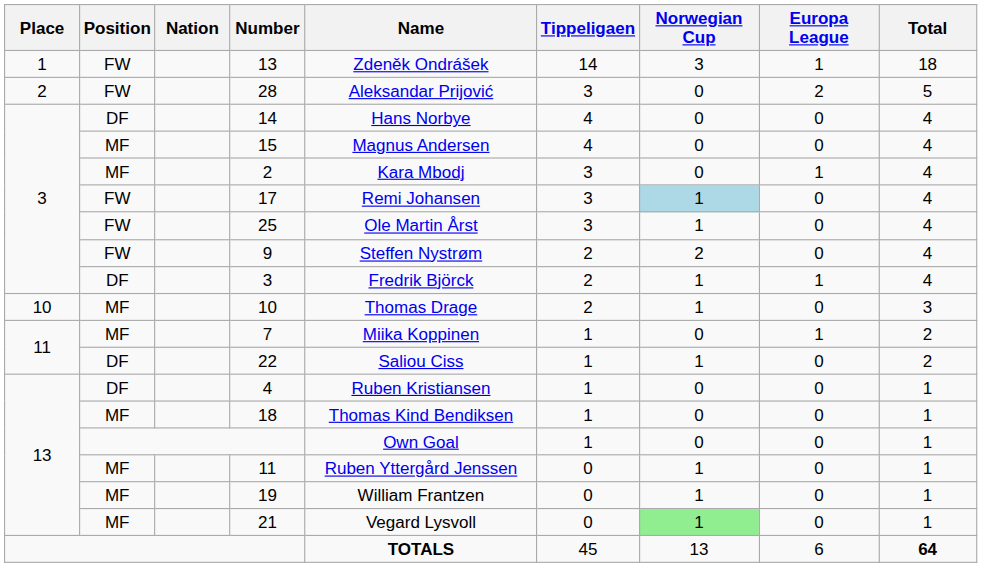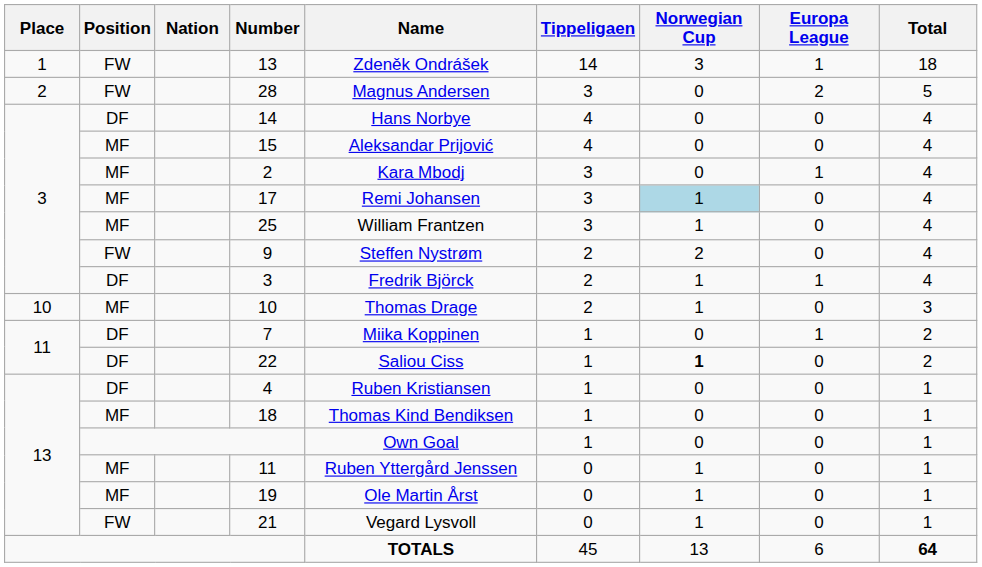(421, 91) Aleksandar Prijović -> (421, 91) Magnus Andersen
(421, 145) Magnus Andersen -> (421, 145) Aleksandar Prijović
(117, 199) FW -> (117, 199) MF
(117, 226) FW -> (117, 226) MF
(421, 226) Ole Martin Årst -> (421, 226) William Frantzen
(117, 334) MF -> (117, 334) DF
(699, 361) normal -> (699, 361) bold
(421, 495) William Frantzen -> (421, 495) Ole Martin Årst
(117, 522) MF -> (117, 522) FW
(699, 522) lightgreen background -> (699, 522) no background
